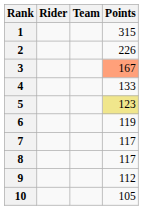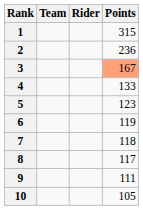columns swapped: (53, 13) <-> (86, 13)
(127, 50) 226 -> (127, 50) 236
(127, 104) khaki background -> (127, 104) no background
(127, 141) 117 -> (127, 141) 118
(127, 178) 112 -> (128, 178) 111
